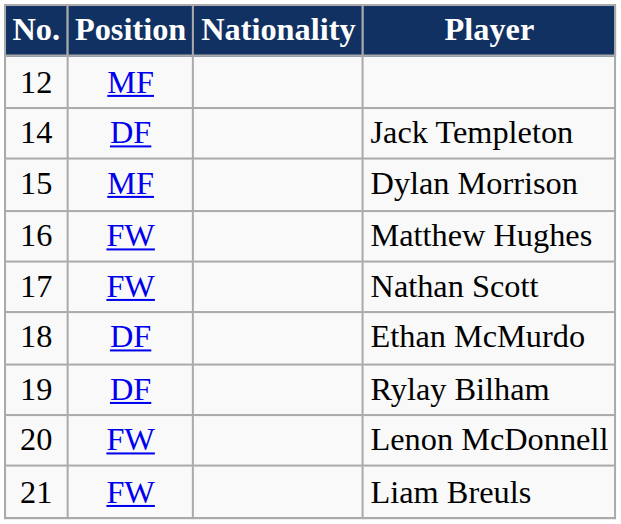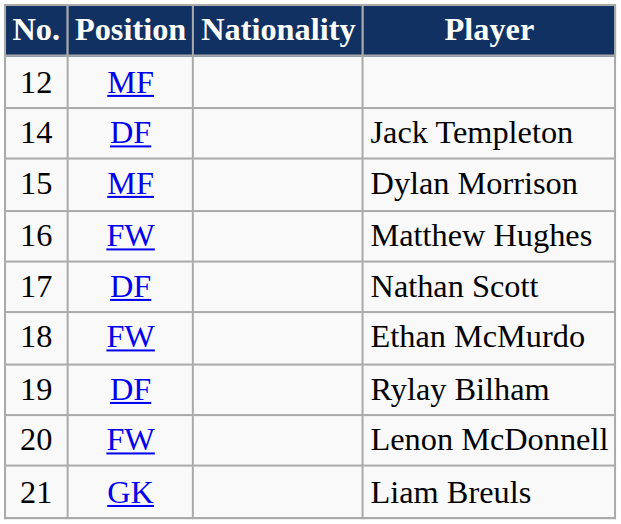(131, 286) FW -> (131, 286) DF
(131, 337) DF -> (131, 337) FW
(131, 491) FW -> (131, 491) GK
